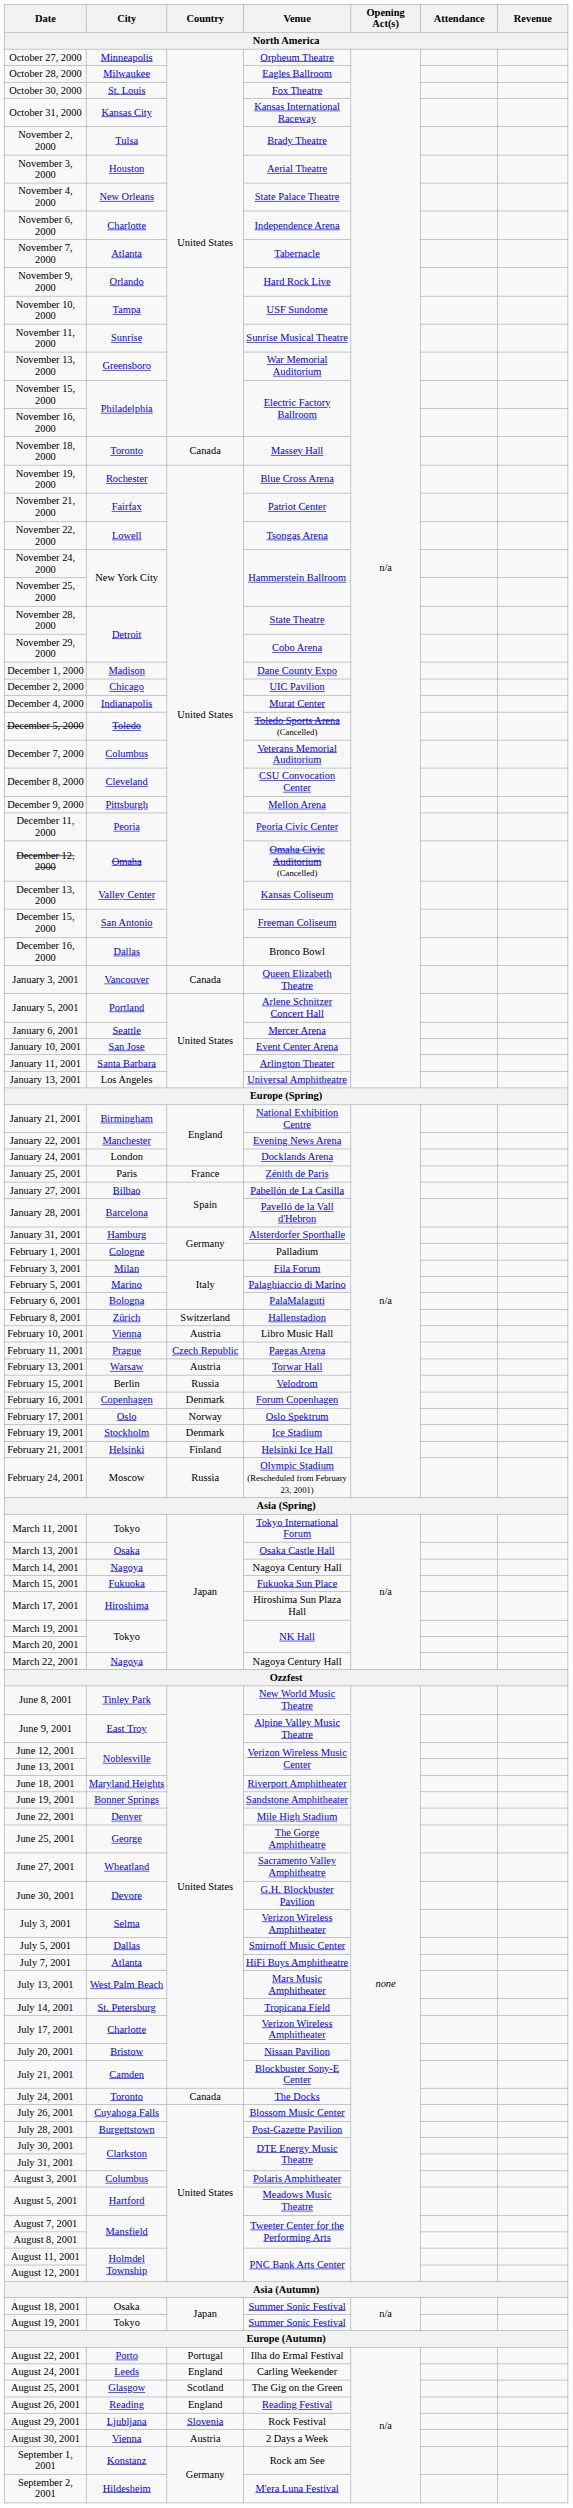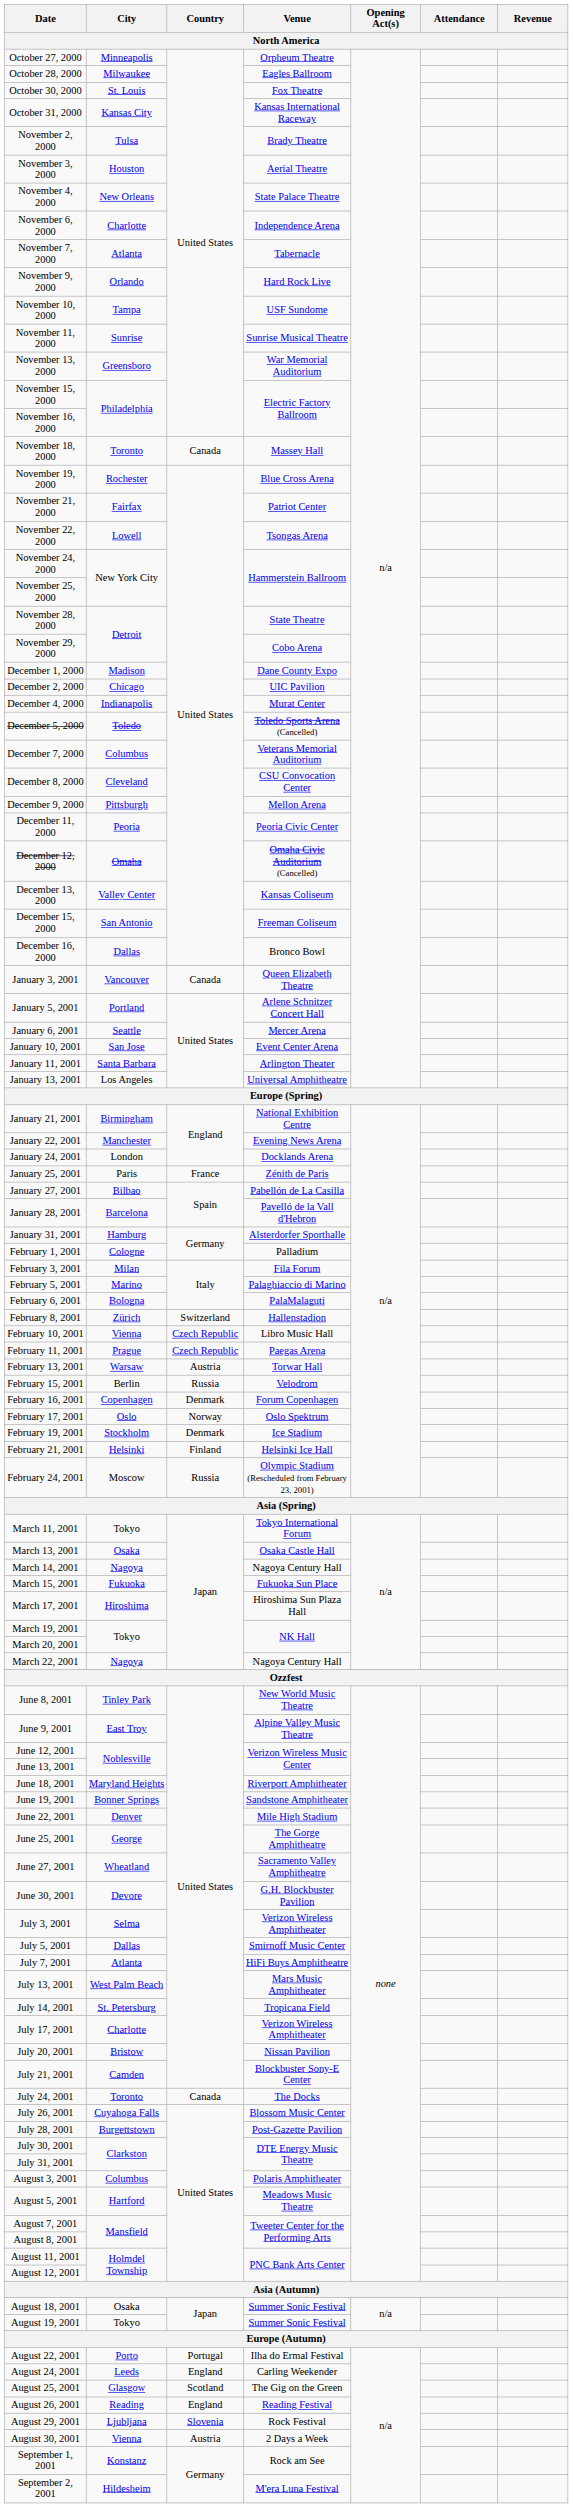(205, 1334) Austria -> (205, 1334) Czech Republic
